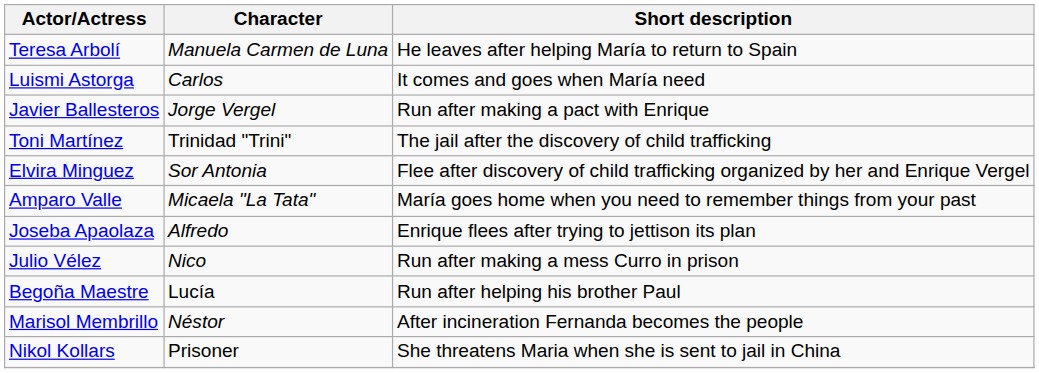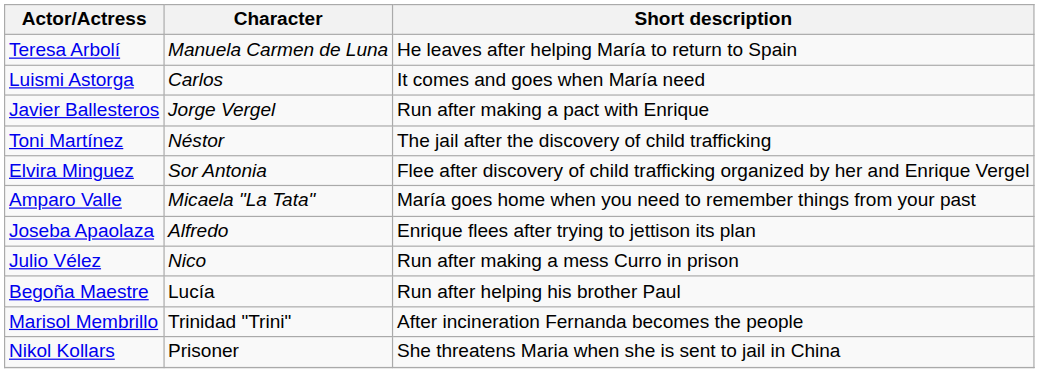(230, 140) Trinidad "Trini" -> (196, 140) Néstor
(196, 321) Néstor -> (230, 321) Trinidad "Trini"
